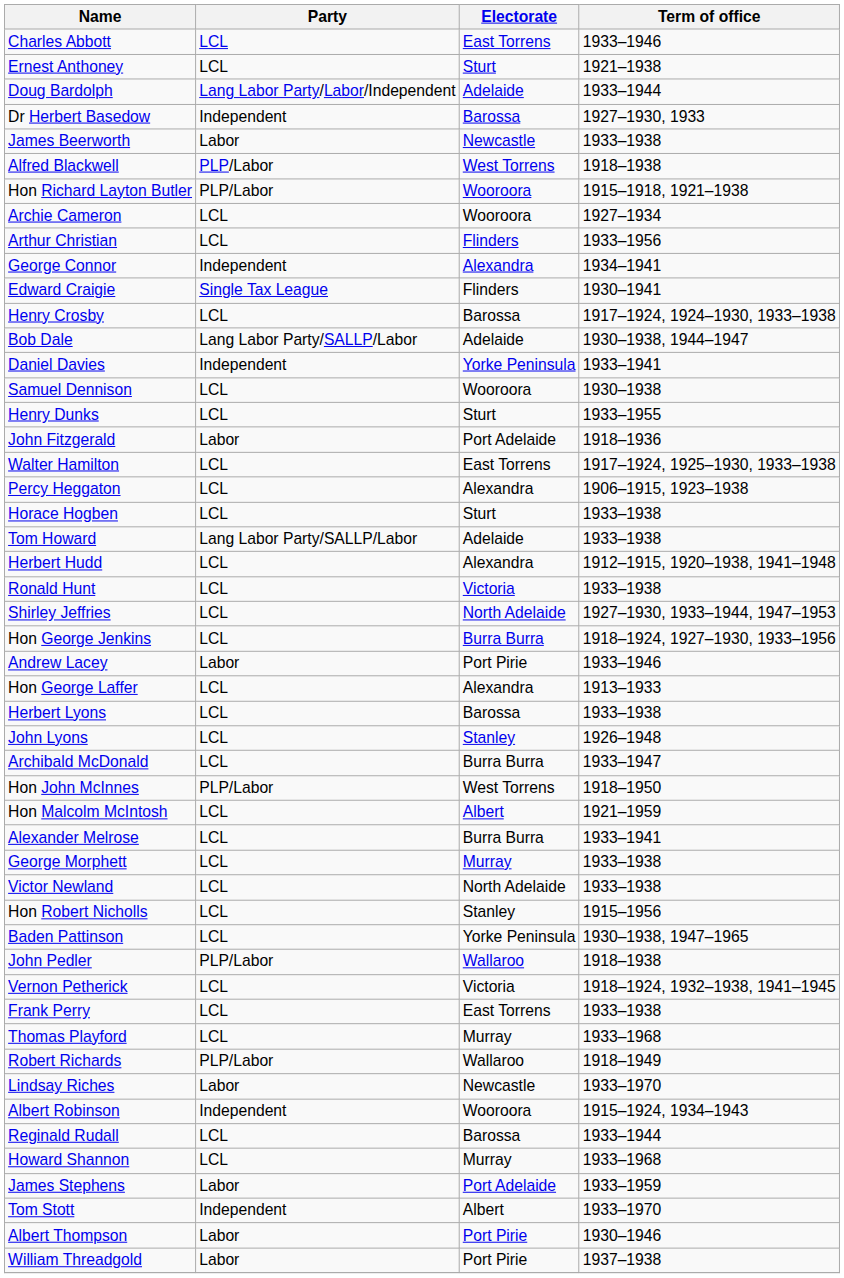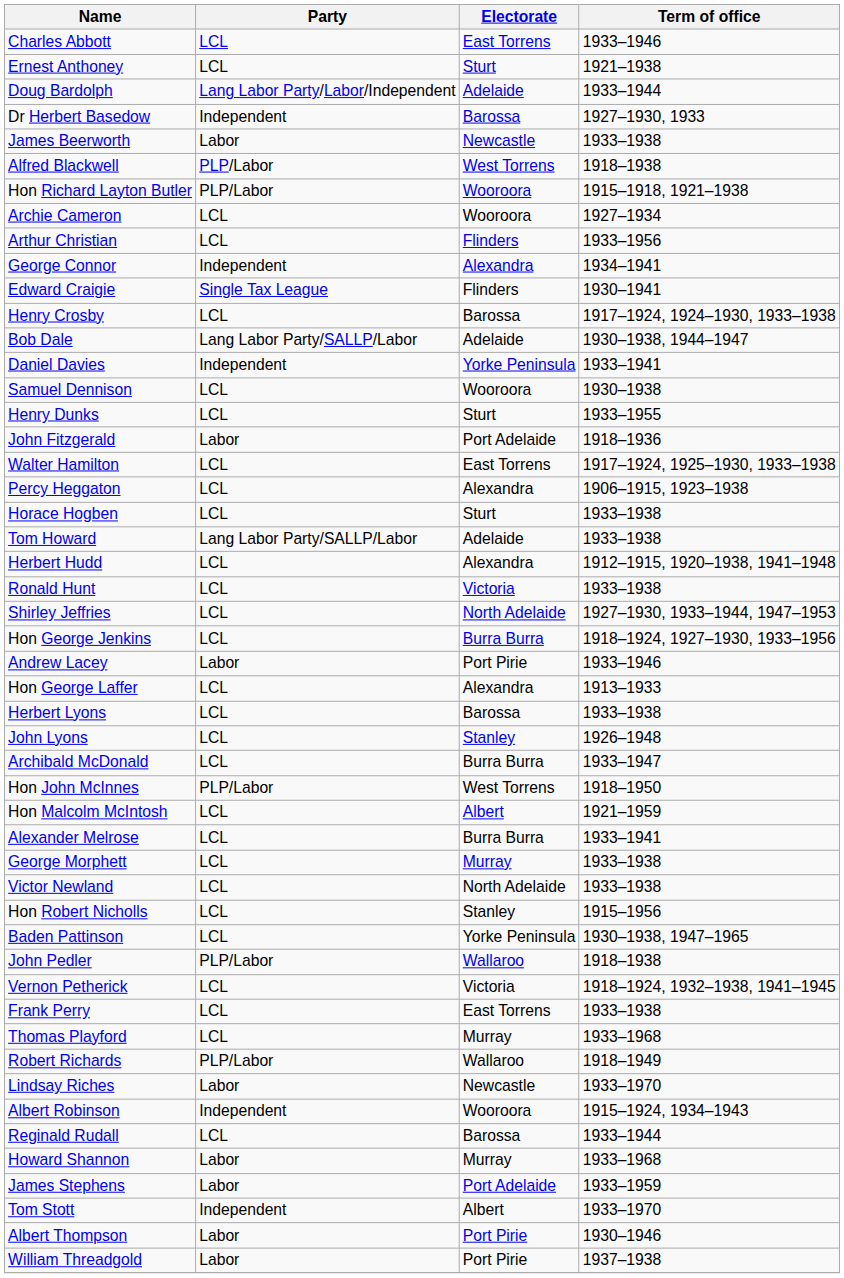(214, 1160) LCL -> (219, 1160) Labor
